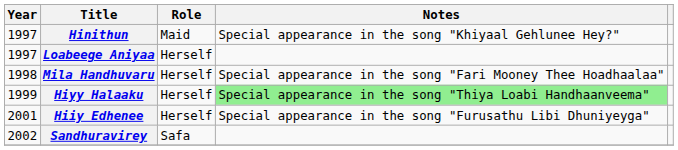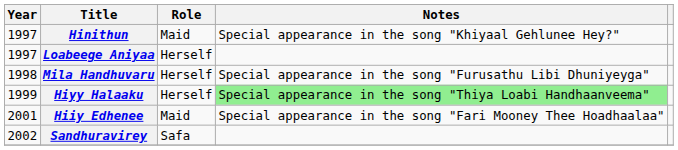(441, 75) Special appearance in the song "Fari Mooney Thee Hoadhaalaa" -> (434, 75) Special appearance in the song "Furusathu Libi Dhuniyeyga"
(186, 115) Herself -> (175, 115) Maid
(434, 115) Special appearance in the song "Furusathu Libi Dhuniyeyga" -> (441, 115) Special appearance in the song "Fari Mooney Thee Hoadhaalaa"
